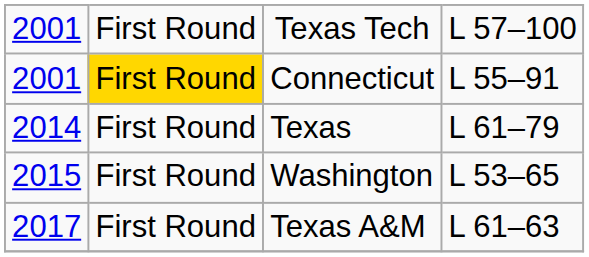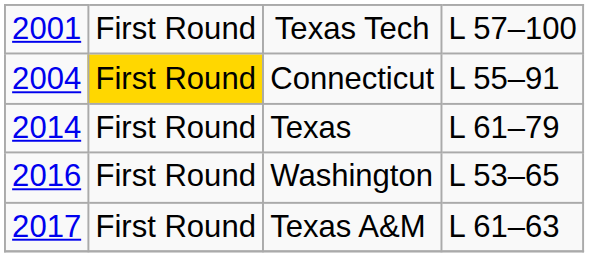(47, 78) 2001 -> (47, 78) 2004
(47, 176) 2015 -> (47, 176) 2016
